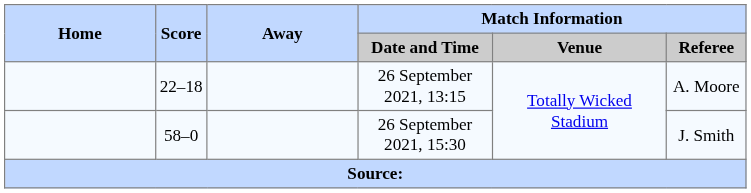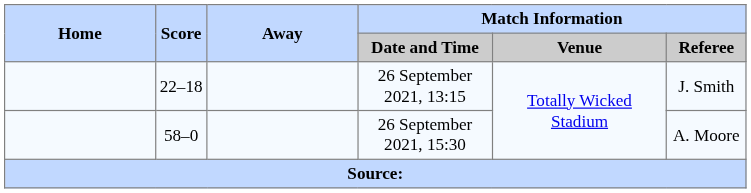(706, 86) A. Moore -> (706, 86) J. Smith
(706, 134) J. Smith -> (706, 134) A. Moore
